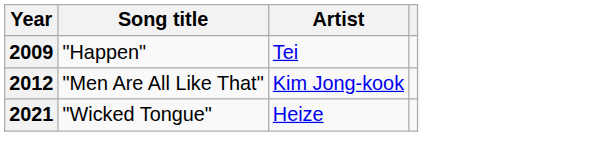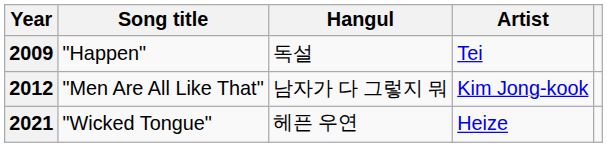+ column: (360, 20)
